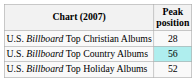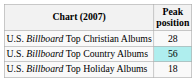(173, 69) 52 -> (173, 69) 18
